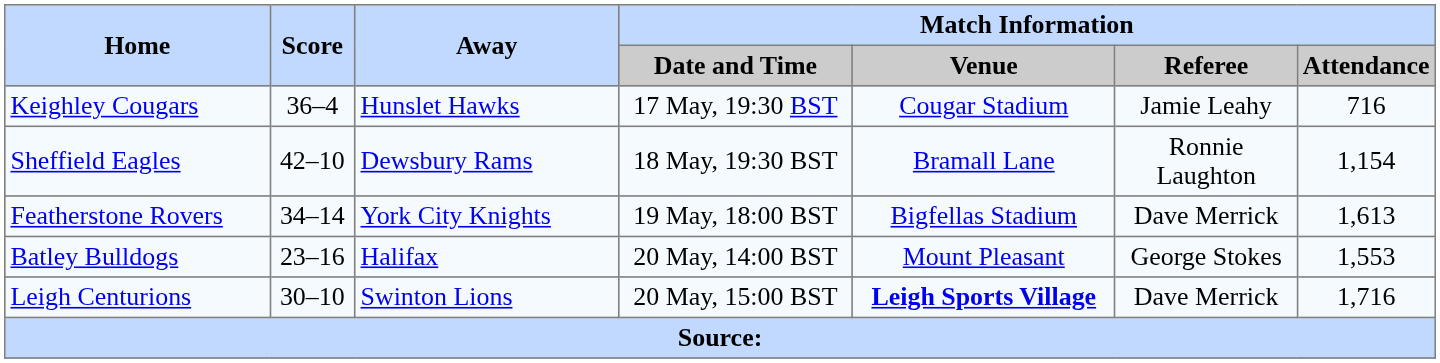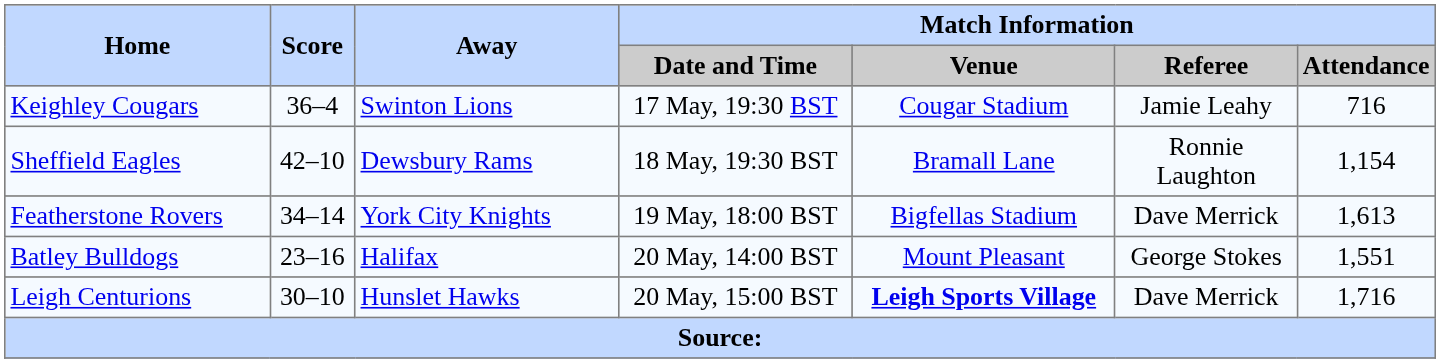(440, 105) Hunslet Hawks -> (437, 105) Swinton Lions
(1366, 256) 1,553 -> (1366, 256) 1,551
(437, 296) Swinton Lions -> (440, 296) Hunslet Hawks
